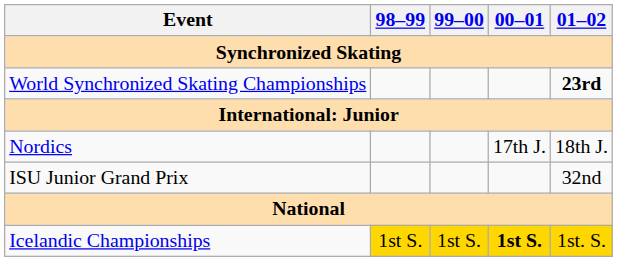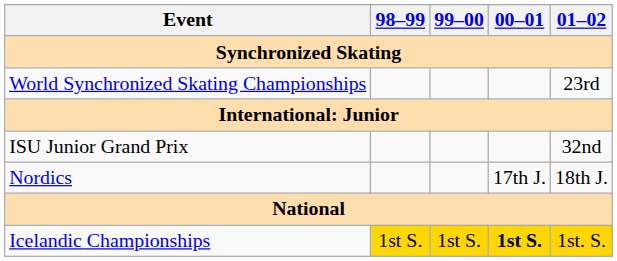(581, 83) bold -> (582, 83) normal
rows swapped: (99, 177) <-> (41, 146)
